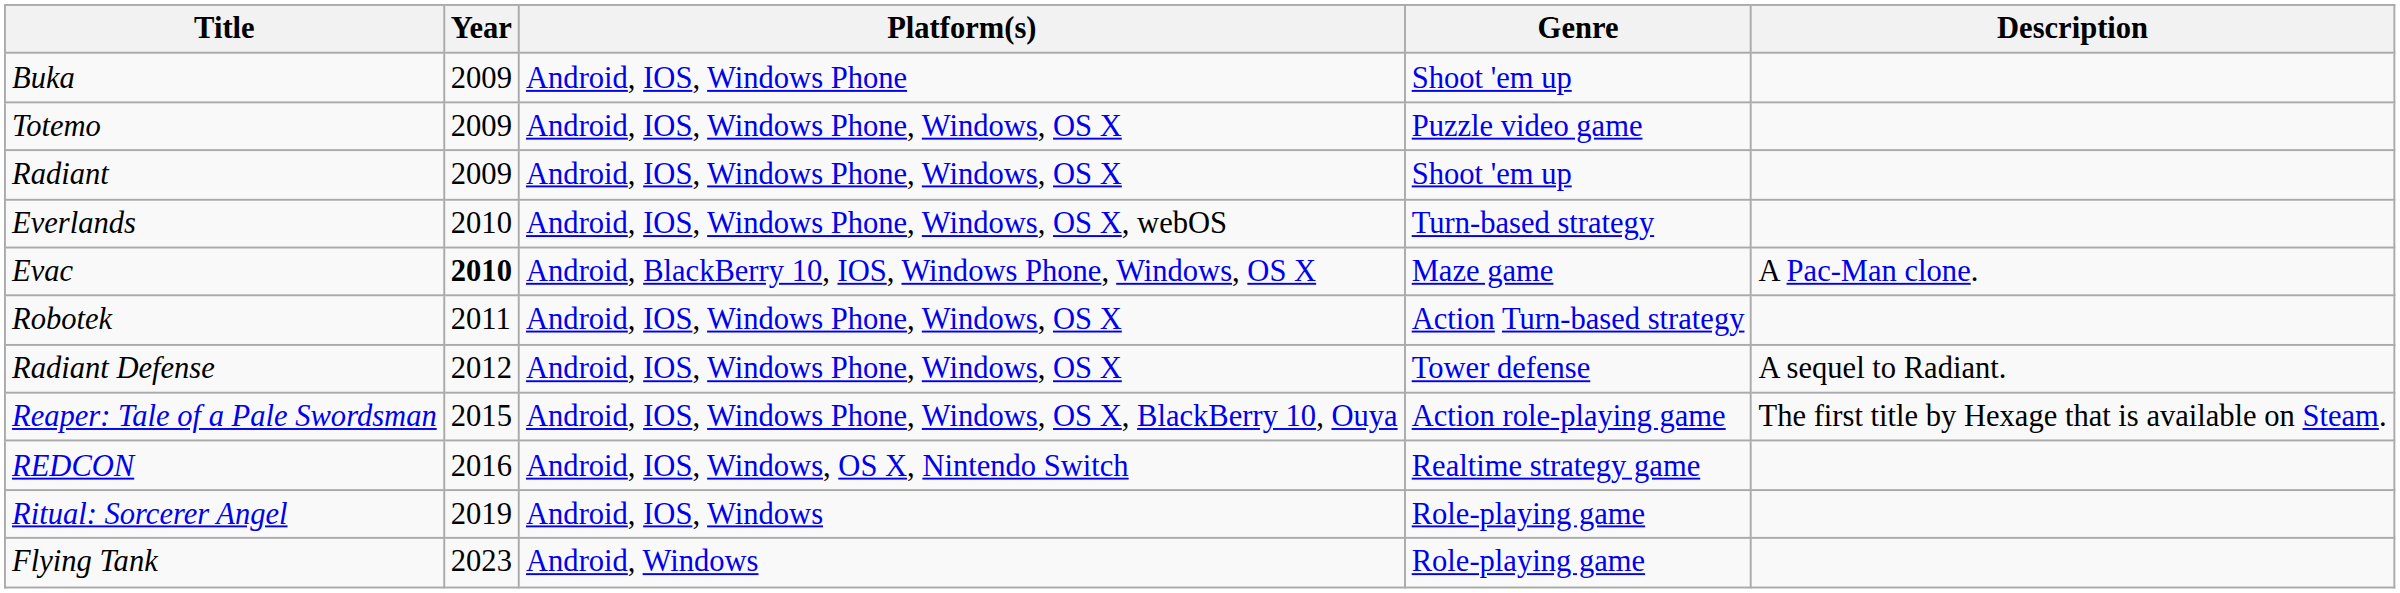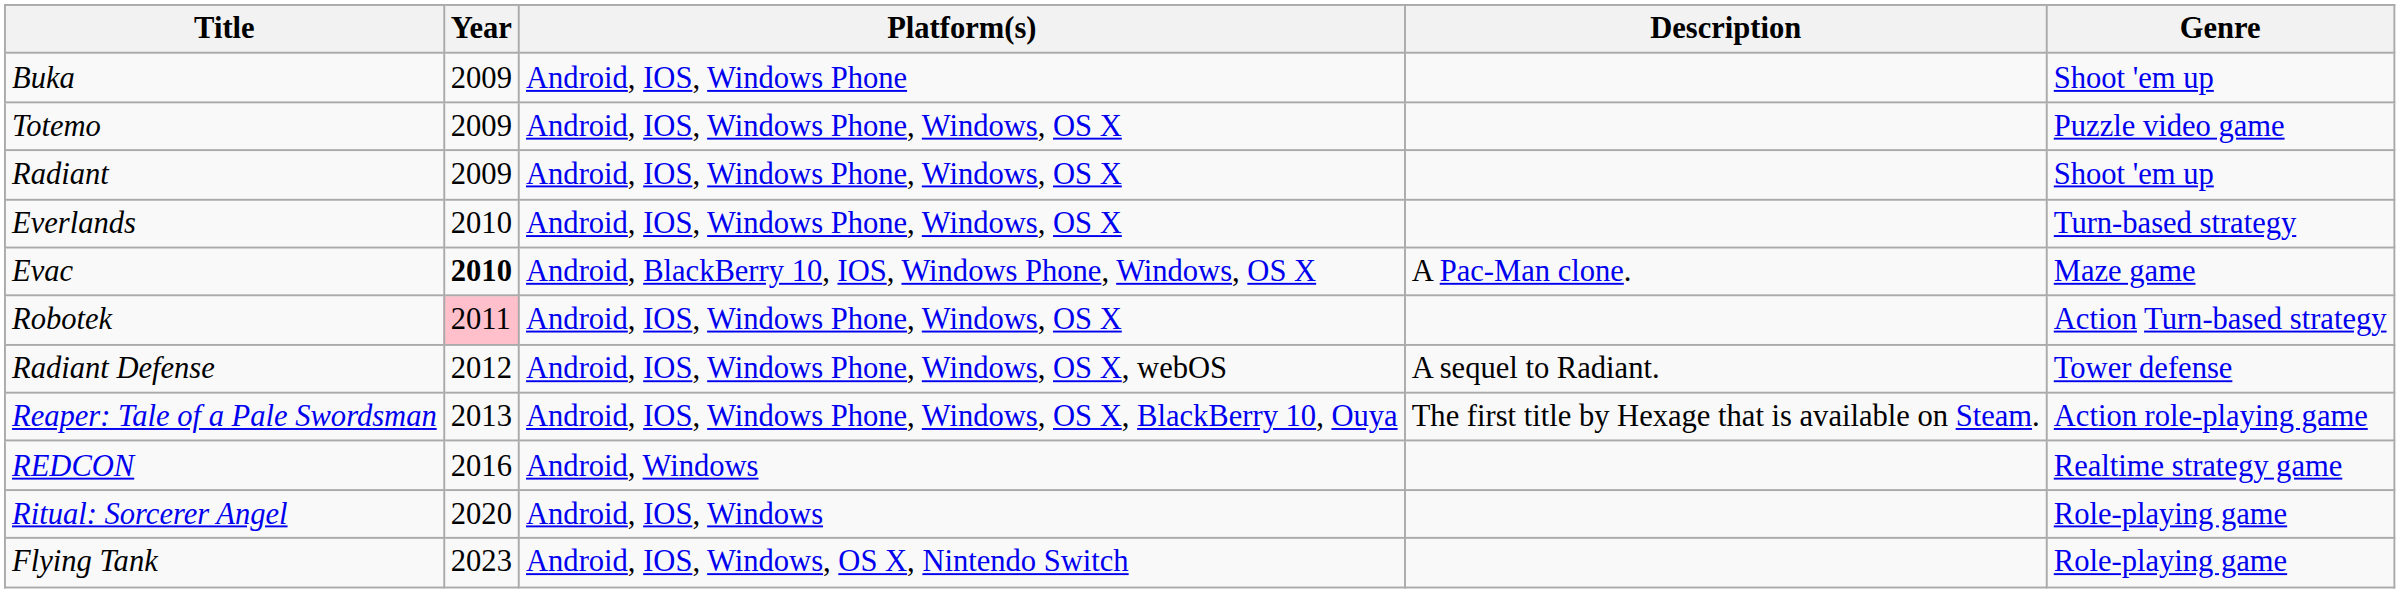columns swapped: (1578, 28) <-> (2073, 28)
(877, 222) Android, IOS, Windows Phone, Windows, OS X, webOS -> (824, 222) Android, IOS, Windows Phone, Windows, OS X
(481, 319) no background -> (481, 319) pink background
(824, 367) Android, IOS, Windows Phone, Windows, OS X -> (877, 367) Android, IOS, Windows Phone, Windows, OS X, webOS
(481, 416) 2015 -> (481, 416) 2013
(827, 464) Android, IOS, Windows, OS X, Nintendo Switch -> (642, 464) Android, Windows
(481, 513) 2019 -> (481, 513) 2020
(642, 561) Android, Windows -> (827, 561) Android, IOS, Windows, OS X, Nintendo Switch
